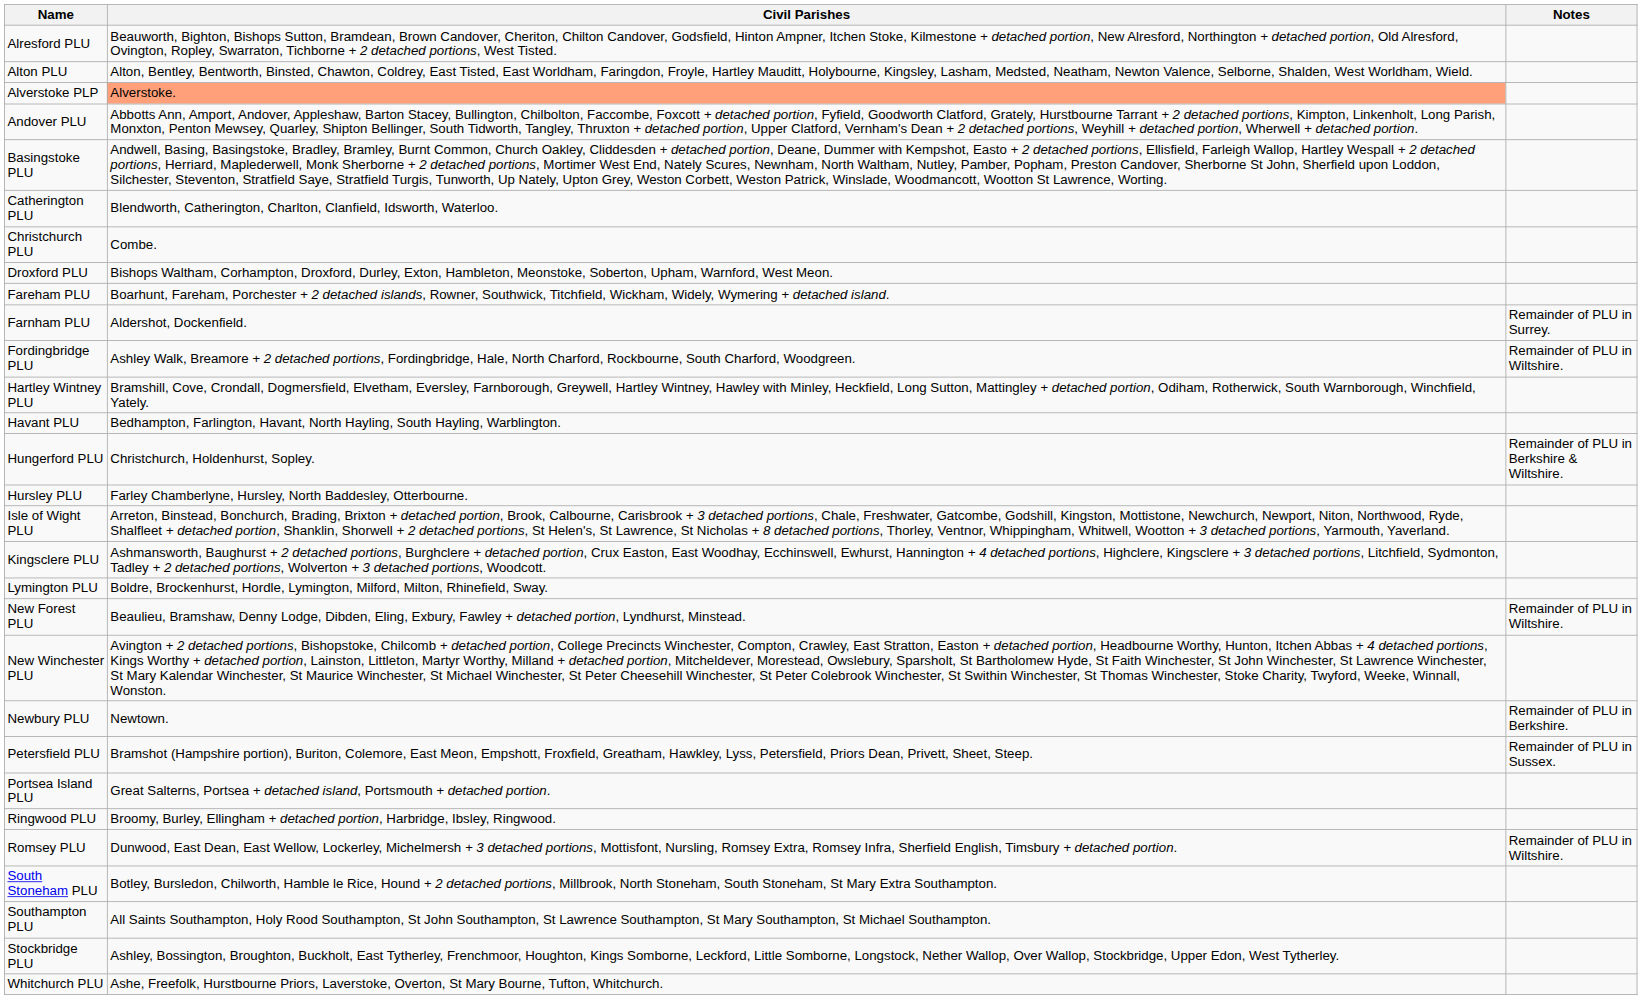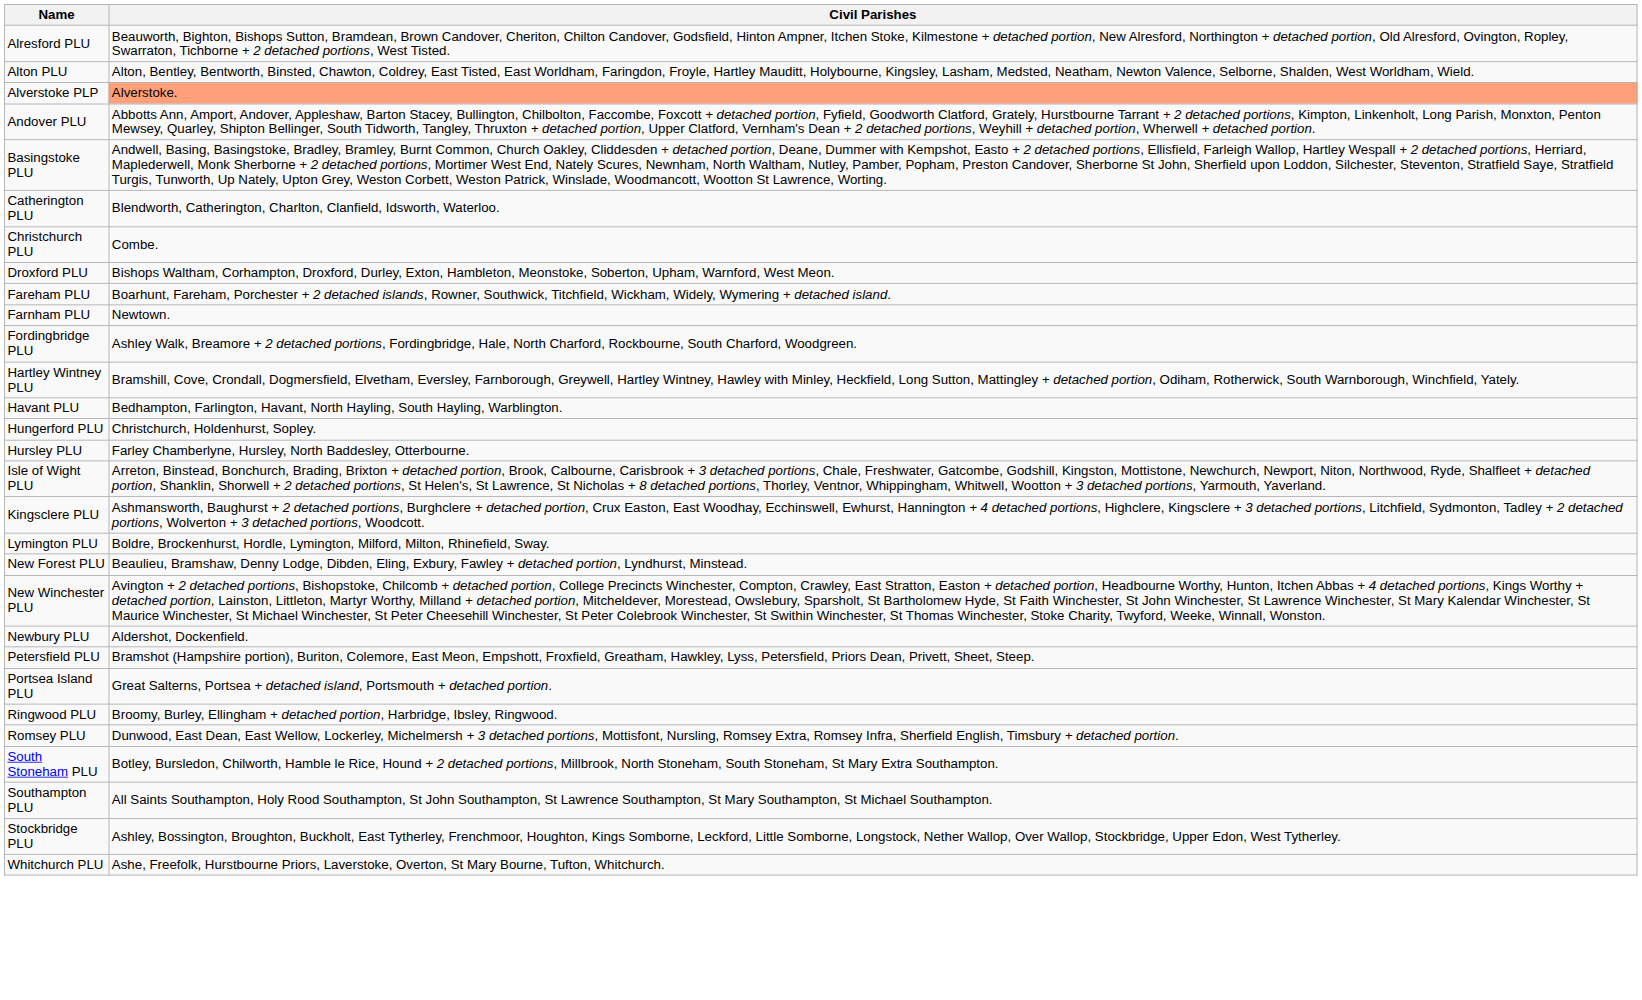- column: (1571, 15)
(179, 322) Aldershot, Dockenfield. -> (141, 315) Newtown.
(140, 718) Newtown. -> (180, 636) Aldershot, Dockenfield.
